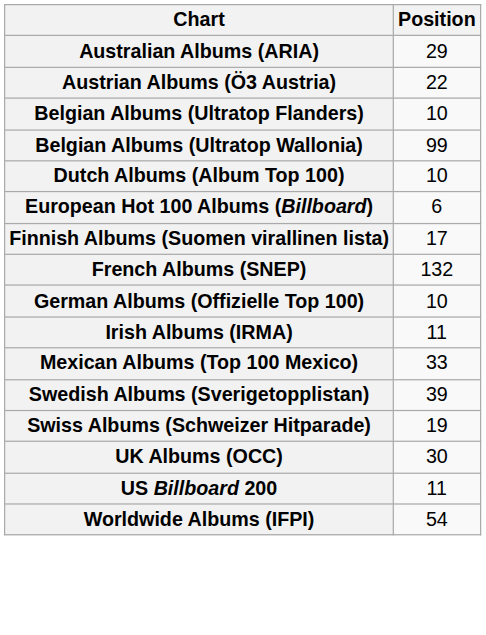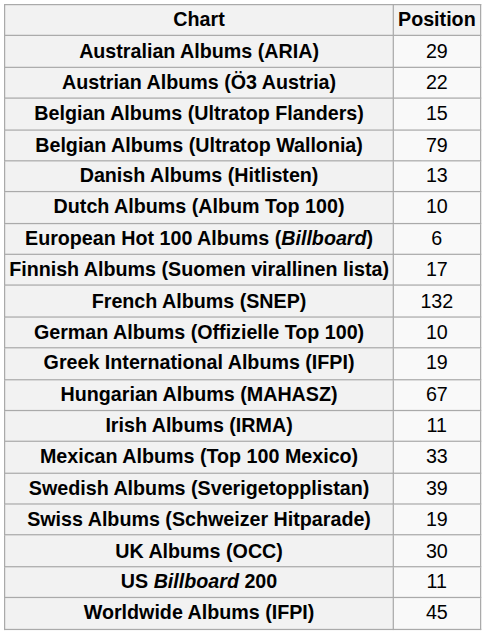(437, 113) 10 -> (437, 113) 15
(437, 144) 99 -> (437, 144) 79
+ row: (199, 176)
+ row: (199, 363)
+ row: (199, 394)
(437, 519) 54 -> (437, 613) 45
